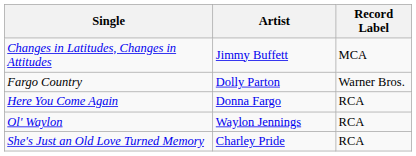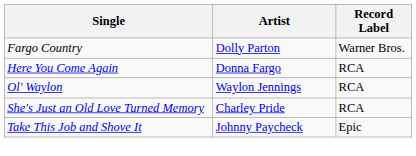- row: (92, 55)
+ row: (74, 127)
